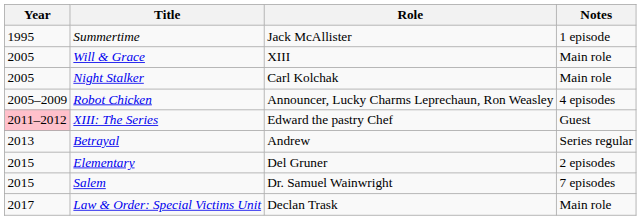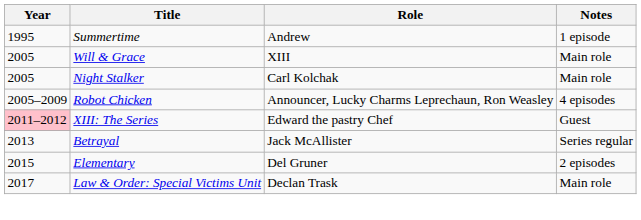(309, 36) Jack McAllister -> (289, 36) Andrew
(289, 141) Andrew -> (309, 141) Jack McAllister
- row: (90, 183)
